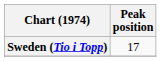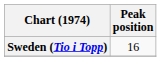(133, 46) 17 -> (133, 46) 16
